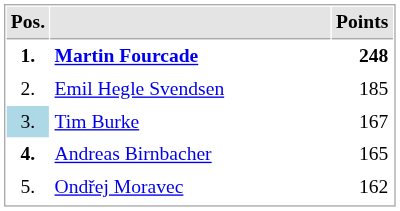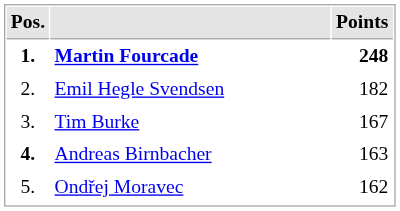(374, 88) 185 -> (374, 88) 182
(28, 121) lightblue background -> (28, 121) no background
(374, 154) 165 -> (374, 154) 163
